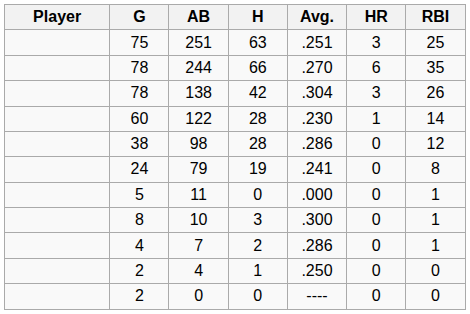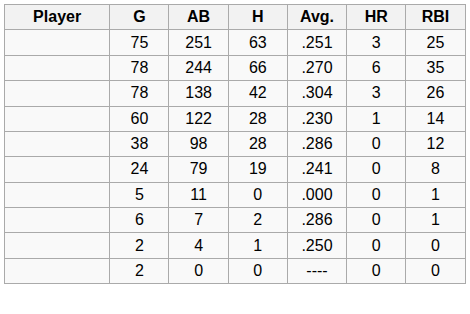- row: (199, 220)
(139, 245) 4 -> (139, 220) 6
